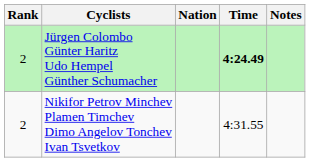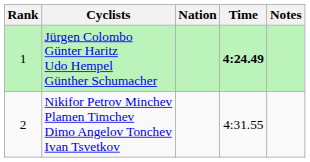(23, 58) 2 -> (23, 58) 1
